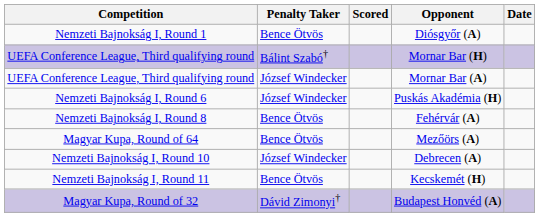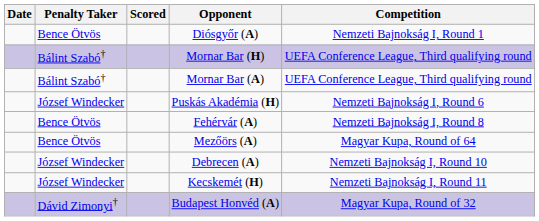columns swapped: (519, 14) <-> (131, 14)
(303, 77) József Windecker -> (72, 79) Bálint Szabó†
(291, 178) Bence Ötvös -> (81, 182) József Windecker
